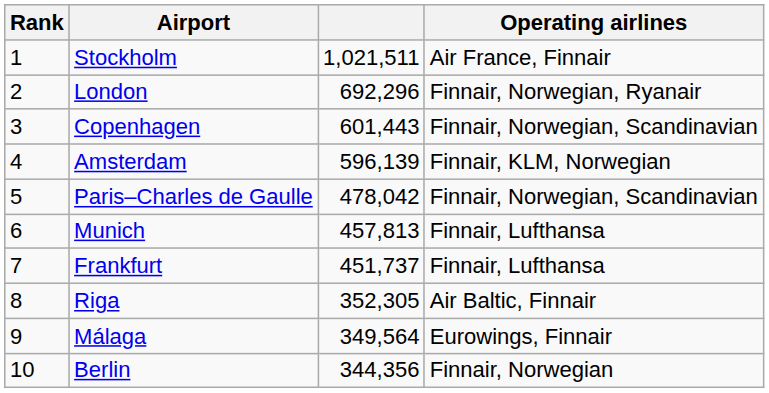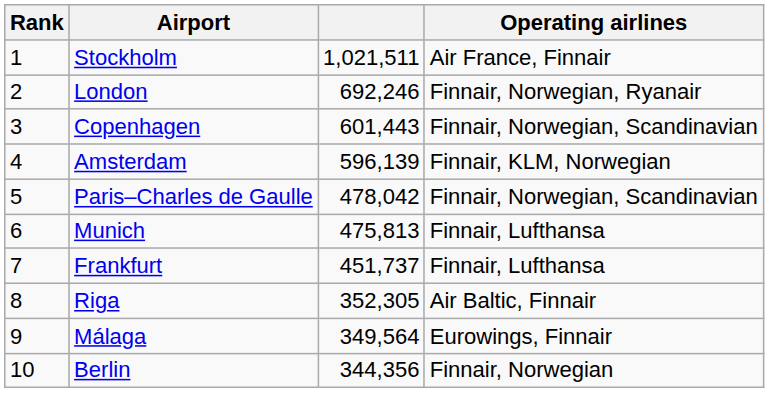(380, 92) 692,296 -> (380, 92) 692,246
(380, 231) 457,813 -> (380, 231) 475,813
